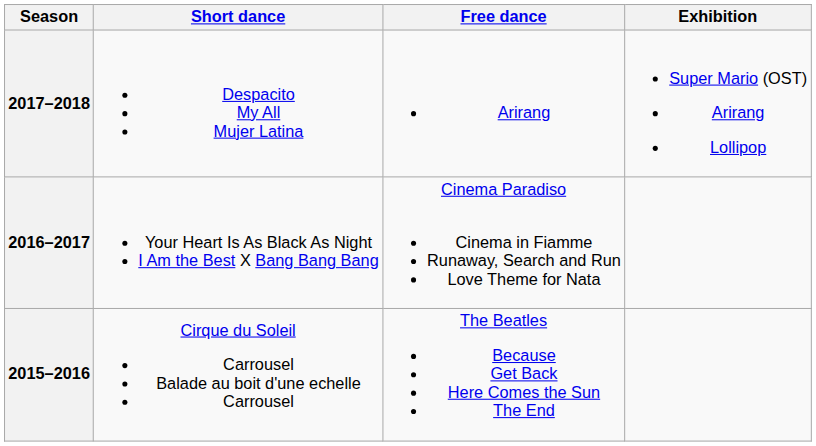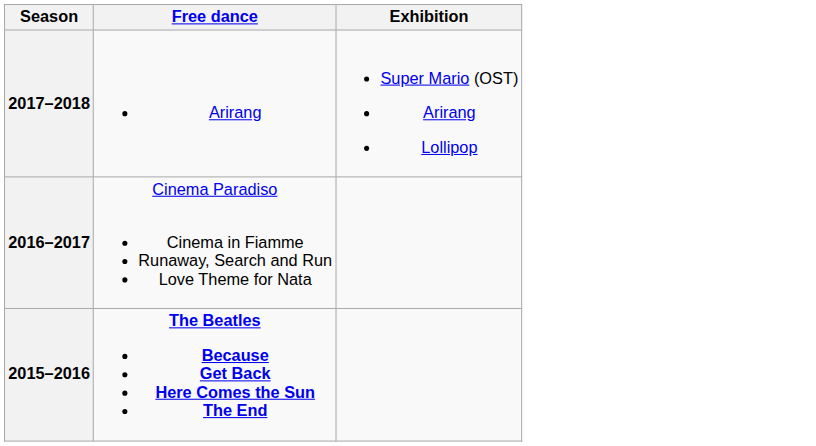- column: (238, 17)
(504, 366) normal -> (215, 366) bold
